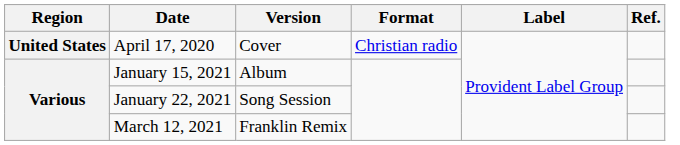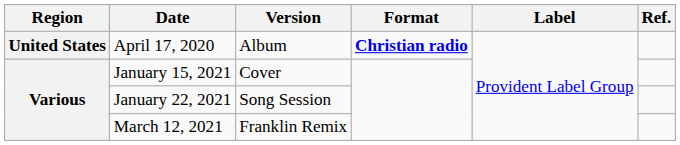(260, 45) Cover -> (263, 45) Album
(406, 45) normal -> (411, 45) bold
(263, 72) Album -> (260, 72) Cover
